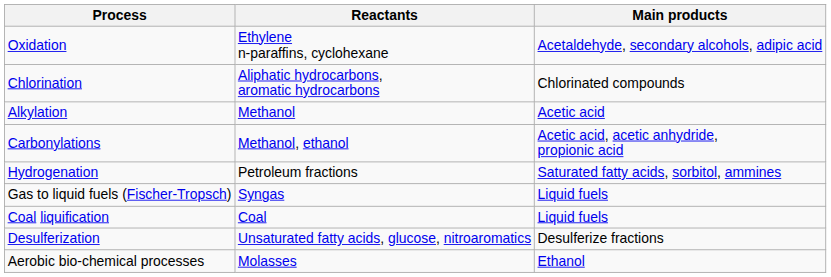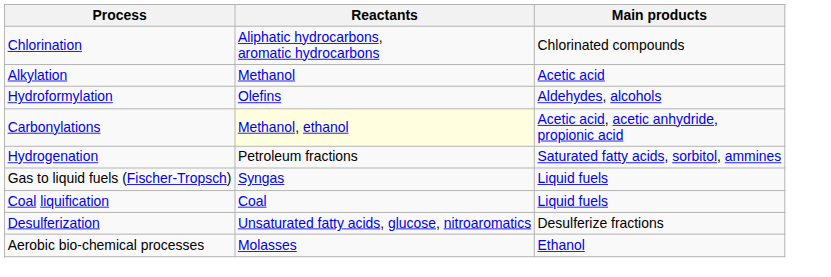- row: (37, 45)
+ row: (60, 97)
(293, 142) no background -> (293, 127) lightyellow background
